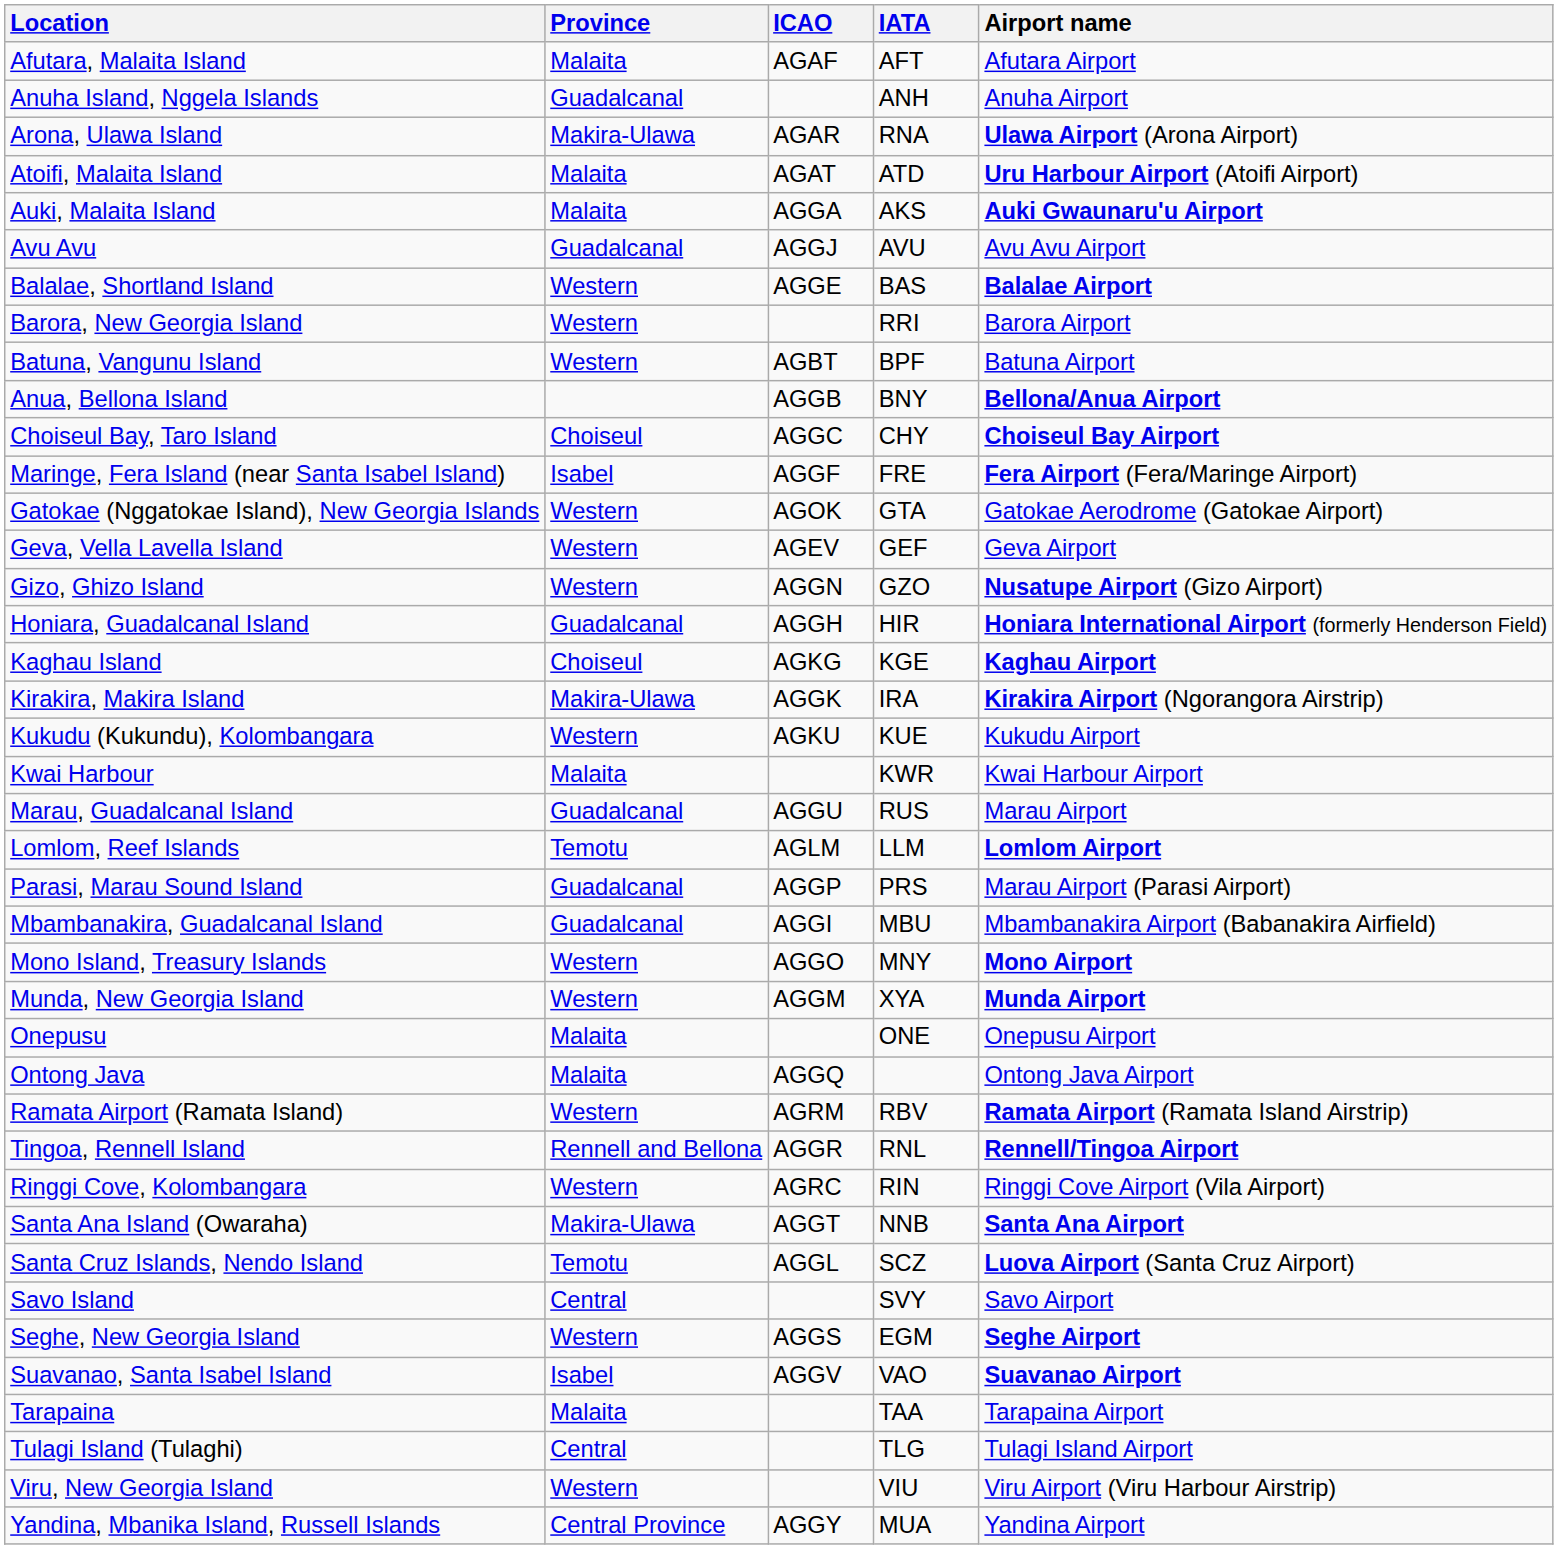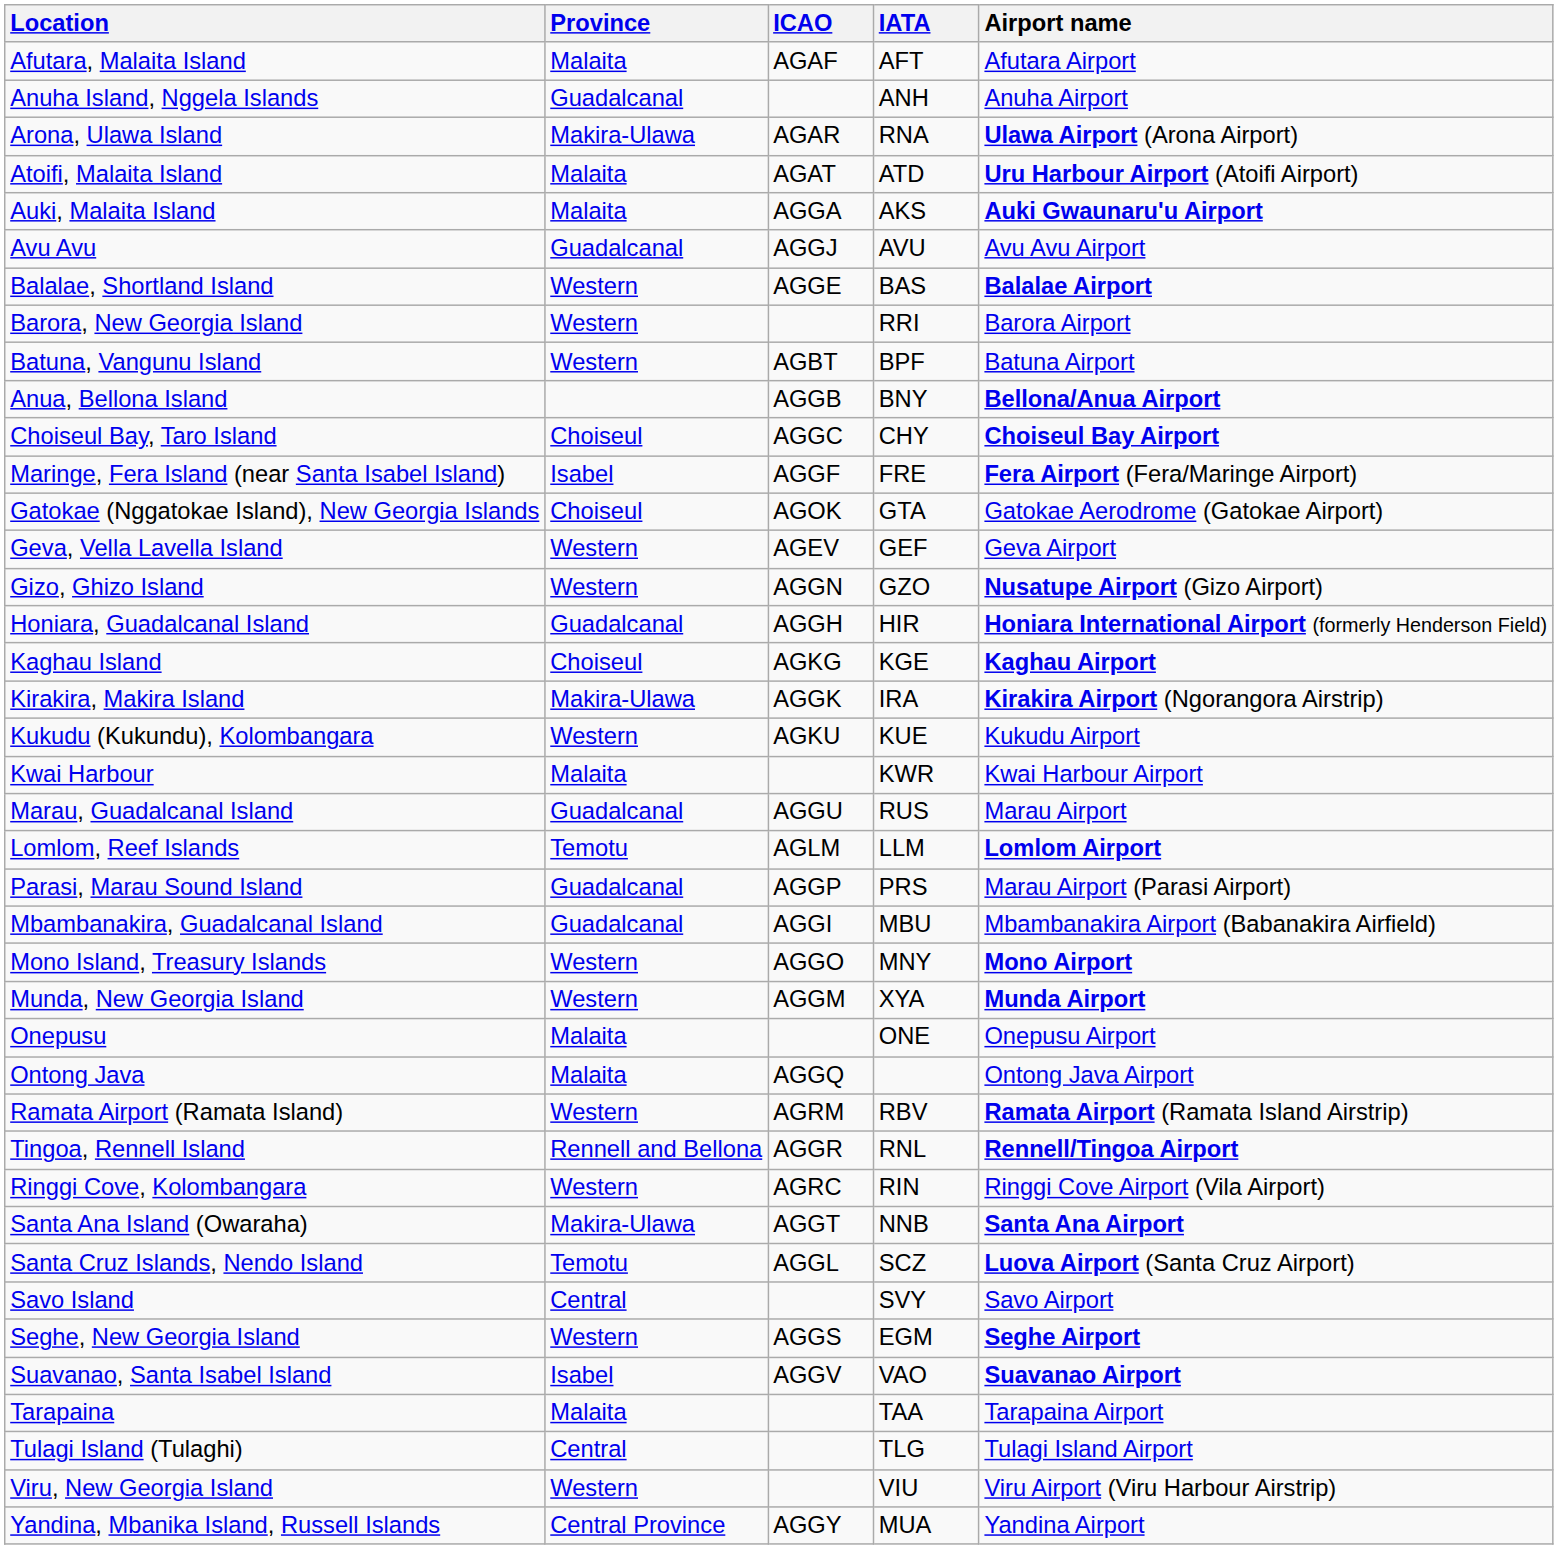(594, 511) Western -> (596, 511) Choiseul
